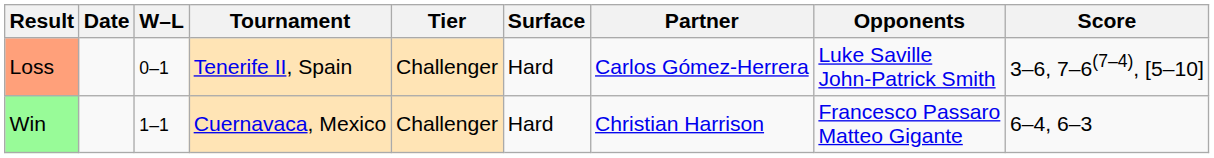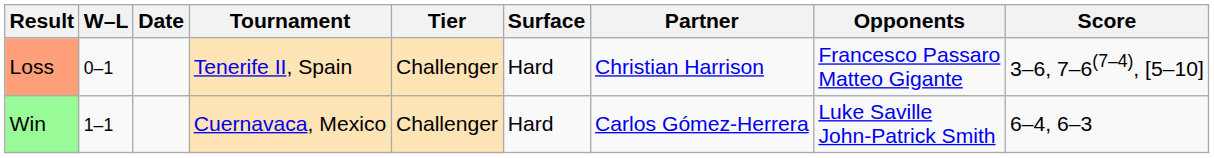columns swapped: (162, 21) <-> (107, 21)
(702, 66) Carlos Gómez-Herrera -> (680, 66) Christian Harrison
(907, 66) Luke Saville John-Patrick Smith -> (909, 66) Francesco Passaro Matteo Gigante
(680, 123) Christian Harrison -> (702, 123) Carlos Gómez-Herrera
(909, 123) Francesco Passaro Matteo Gigante -> (907, 123) Luke Saville John-Patrick Smith
